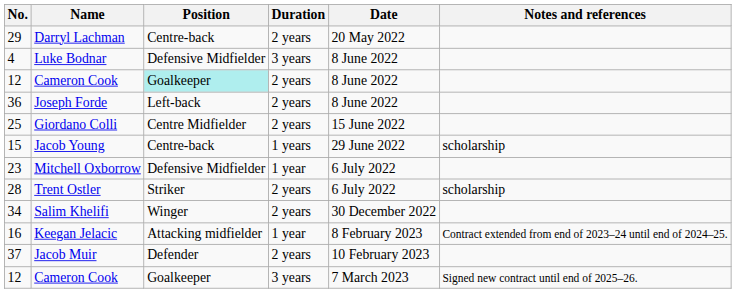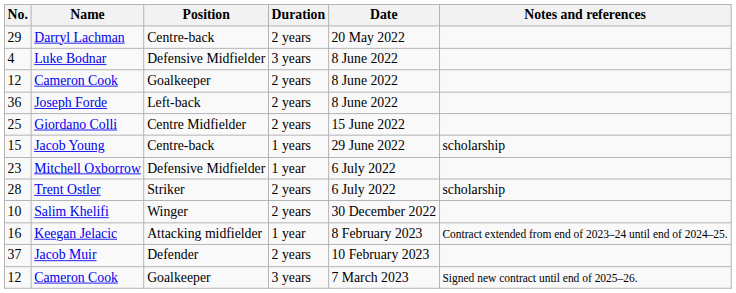(179, 80) paleturquoise background -> (179, 80) no background
(14, 211) 34 -> (14, 211) 10
